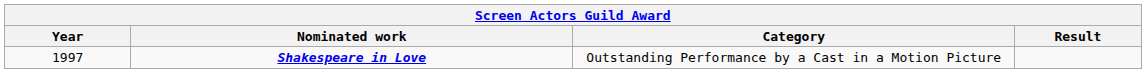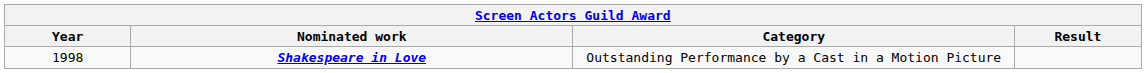(68, 57) 1997 -> (68, 57) 1998
